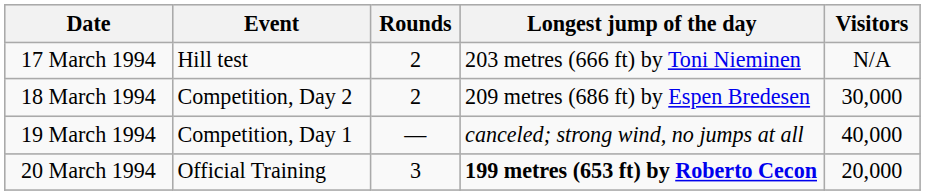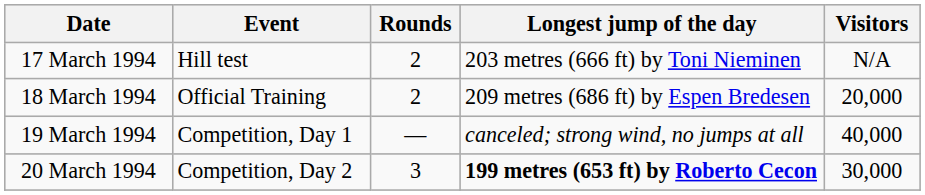(265, 97) Competition, Day 2 -> (252, 97) Official Training
(872, 97) 30,000 -> (872, 97) 20,000
(252, 171) Official Training -> (265, 171) Competition, Day 2
(872, 171) 20,000 -> (872, 171) 30,000
